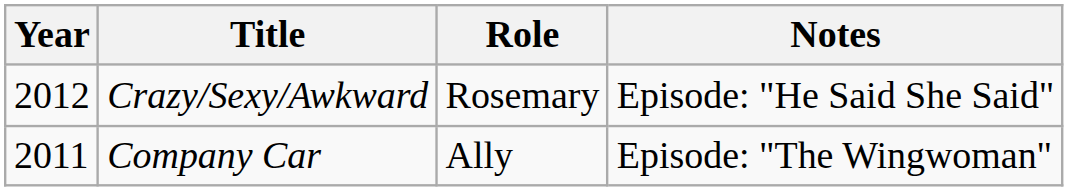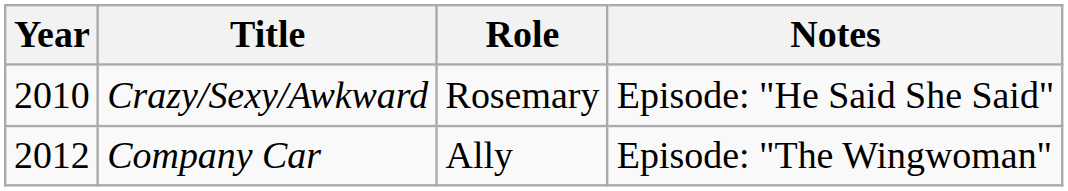(52, 94) 2012 -> (52, 94) 2010
(51, 154) 2011 -> (52, 154) 2012
